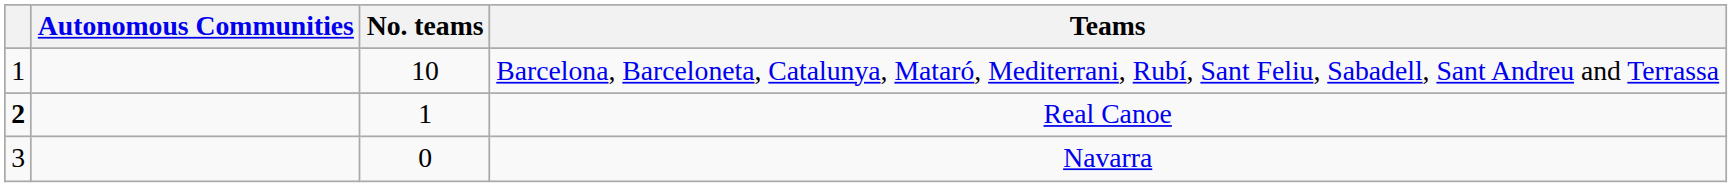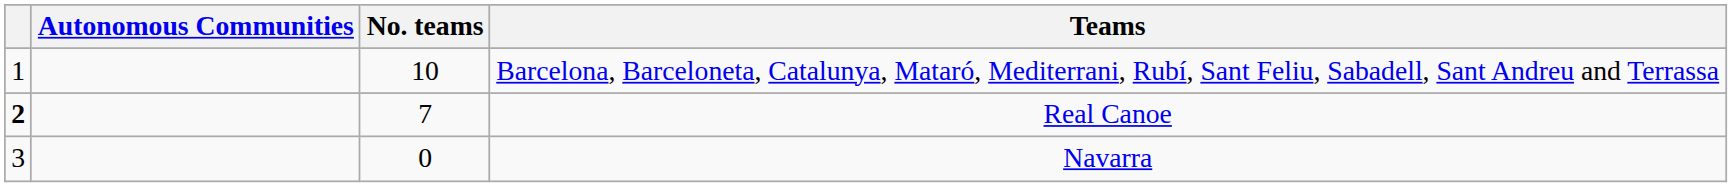(425, 114) 1 -> (425, 114) 7
